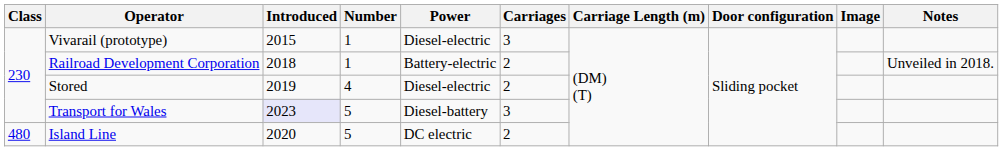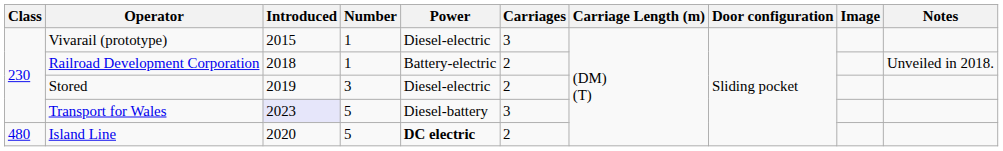(348, 87) 4 -> (348, 87) 3
(438, 134) normal -> (439, 134) bold
